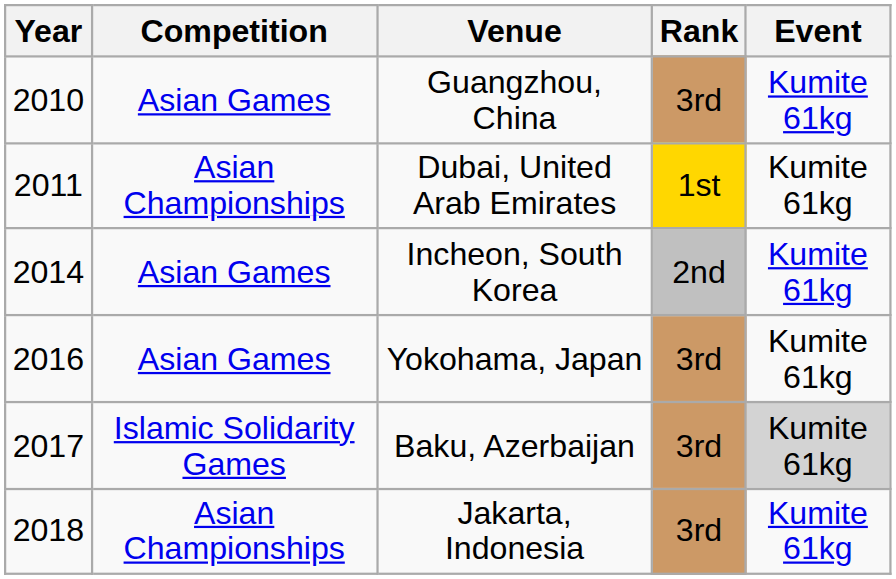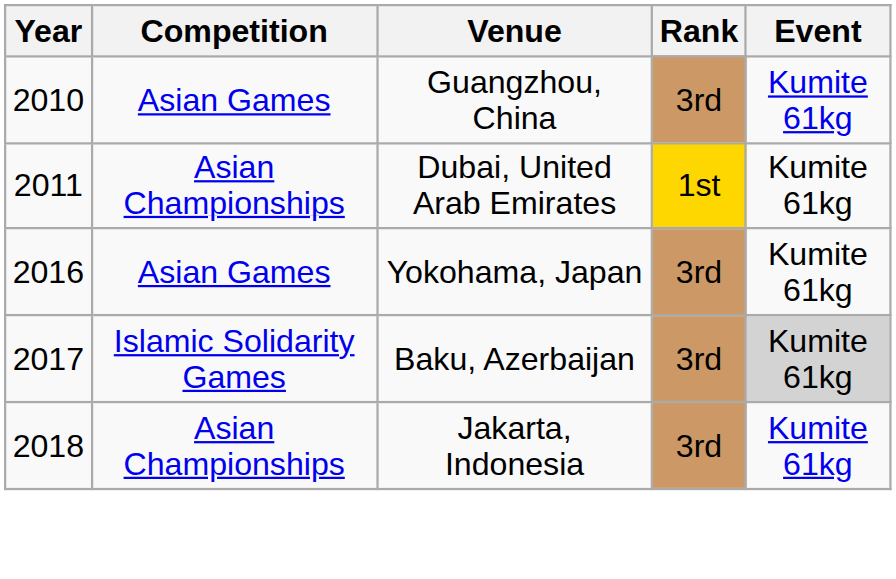- row: (515, 272)
